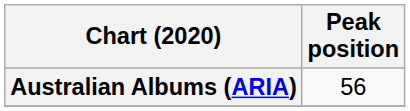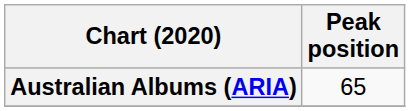(353, 86) 56 -> (353, 86) 65
